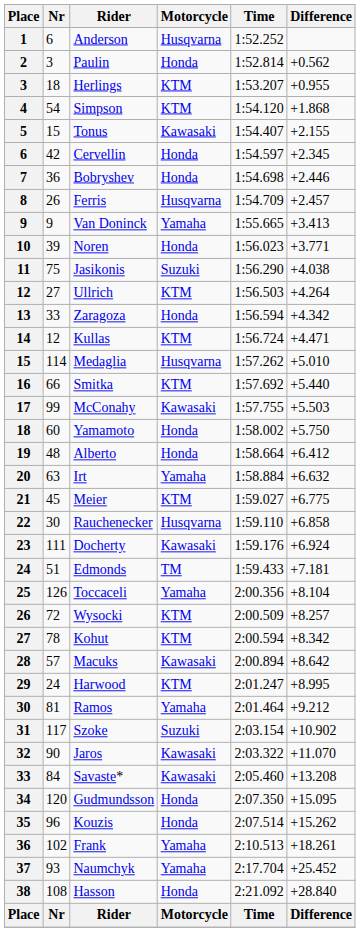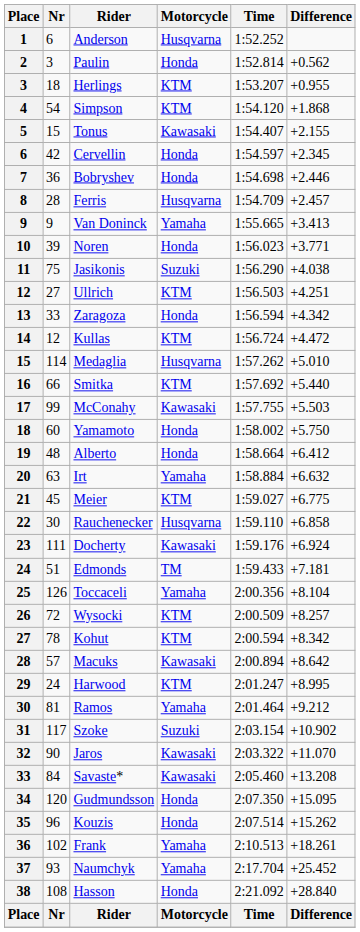(53, 200) 26 -> (53, 200) 28
(310, 292) +4.264 -> (310, 292) +4.251
(310, 339) +4.471 -> (310, 339) +4.472
